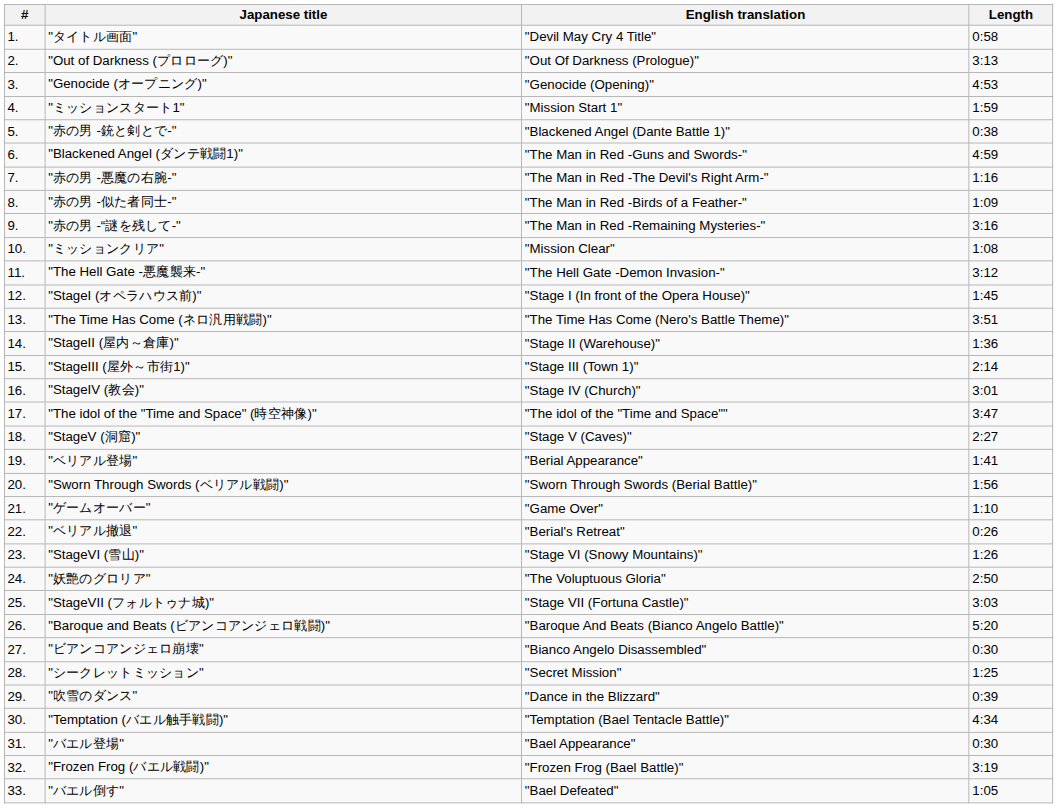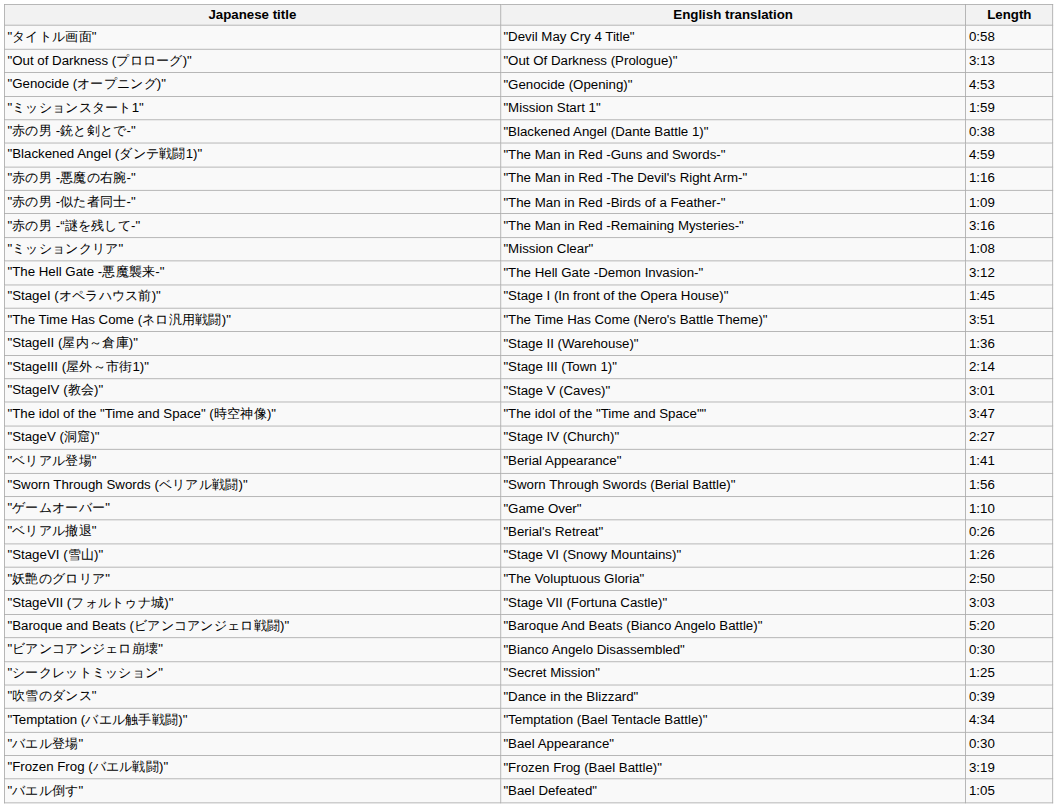- column: (25, 15)
(583, 390) "Stage IV (Church)" -> (557, 390) "Stage V (Caves)"
(578, 437) "Stage V (Caves)" -> (561, 437) "Stage IV (Church)"
